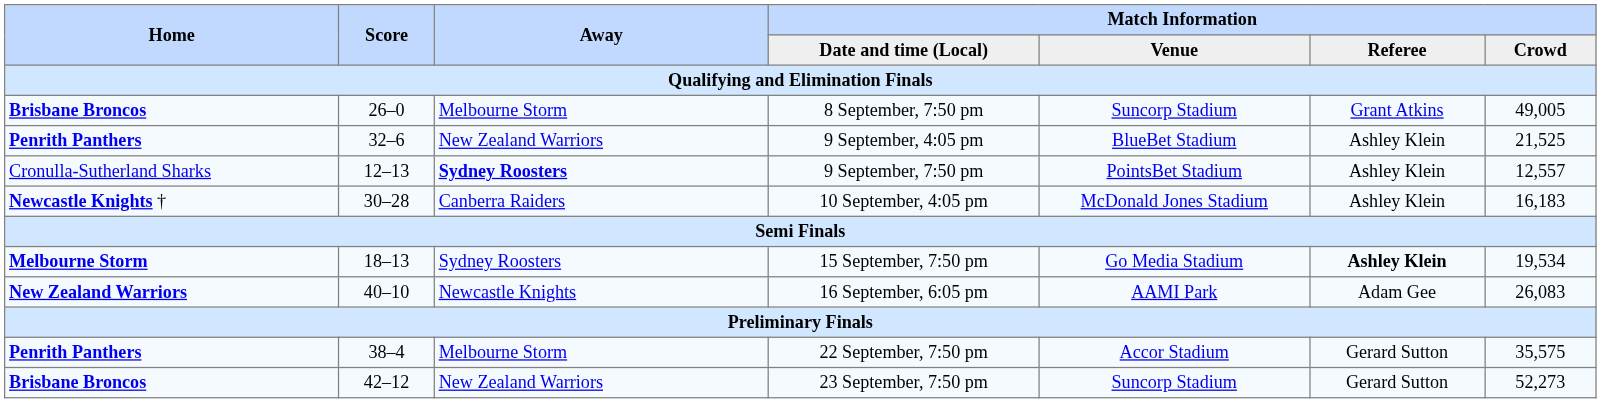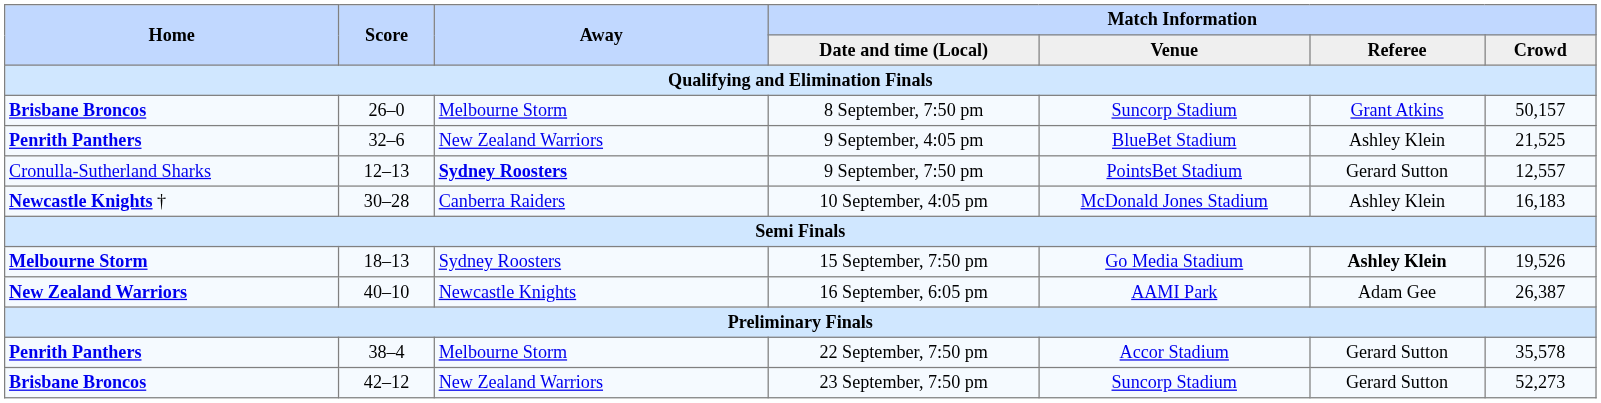(1540, 110) 49,005 -> (1540, 110) 50,157
(1397, 170) Ashley Klein -> (1397, 170) Gerard Sutton
(1540, 261) 19,534 -> (1540, 261) 19,526
(1540, 291) 26,083 -> (1540, 291) 26,387
(1540, 352) 35,575 -> (1540, 352) 35,578
